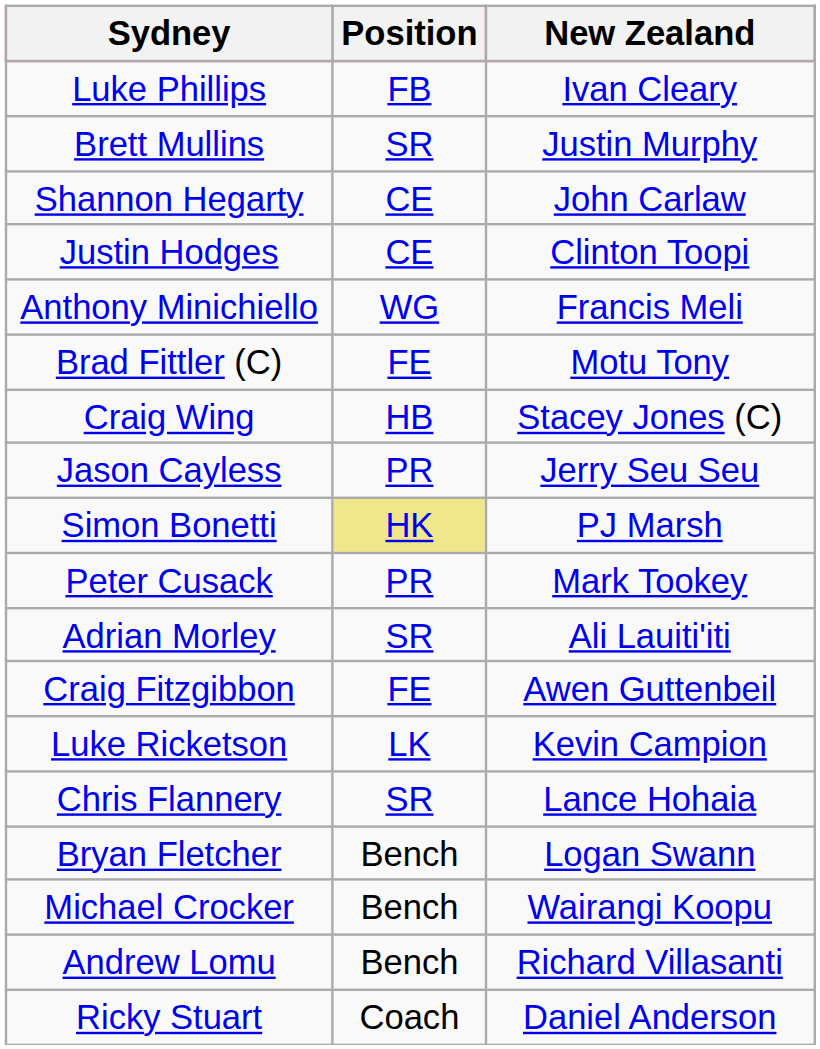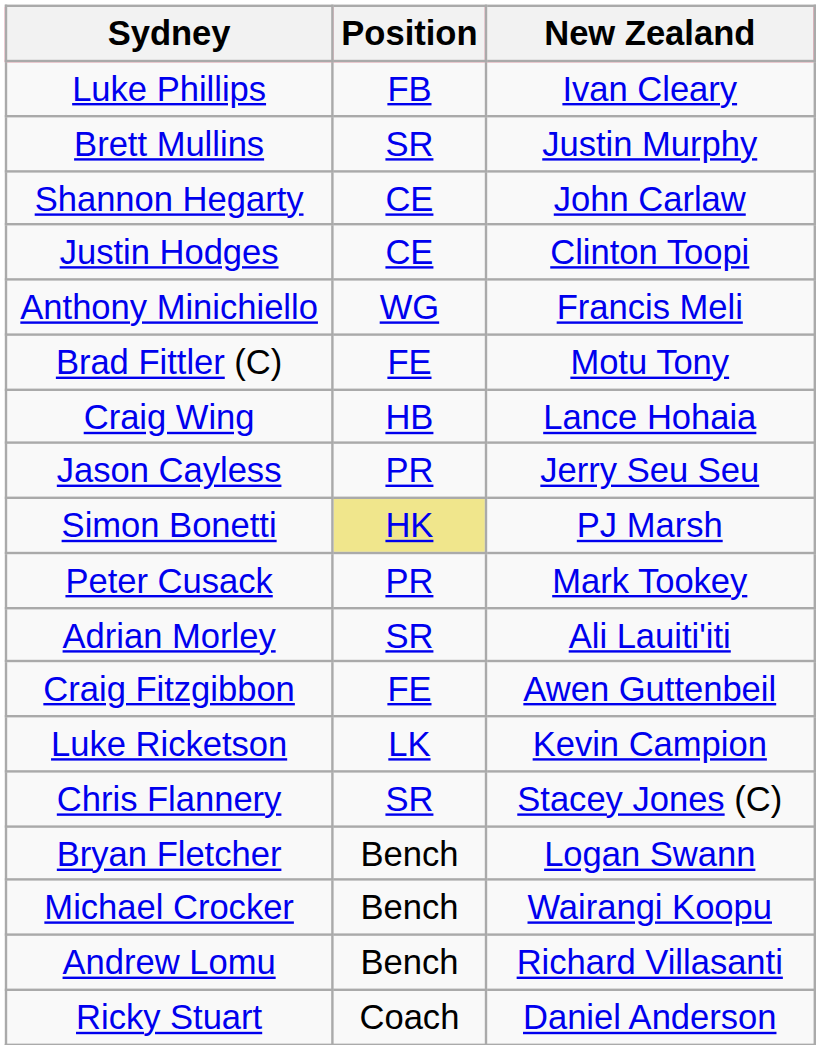(650, 416) Stacey Jones (C) -> (650, 416) Lance Hohaia
(650, 798) Lance Hohaia -> (650, 798) Stacey Jones (C)
